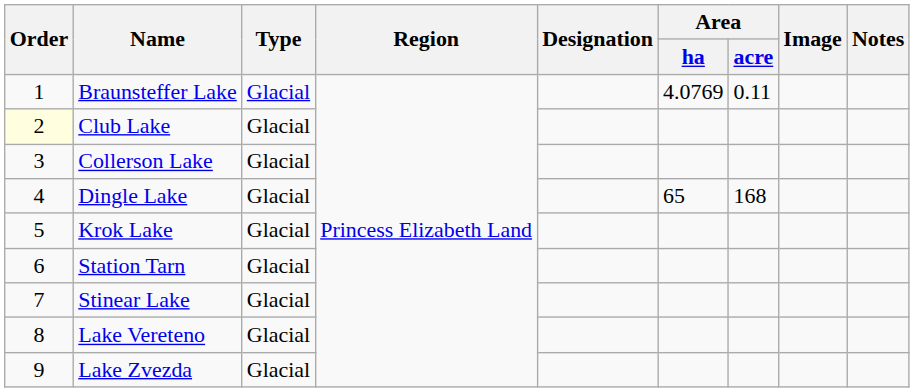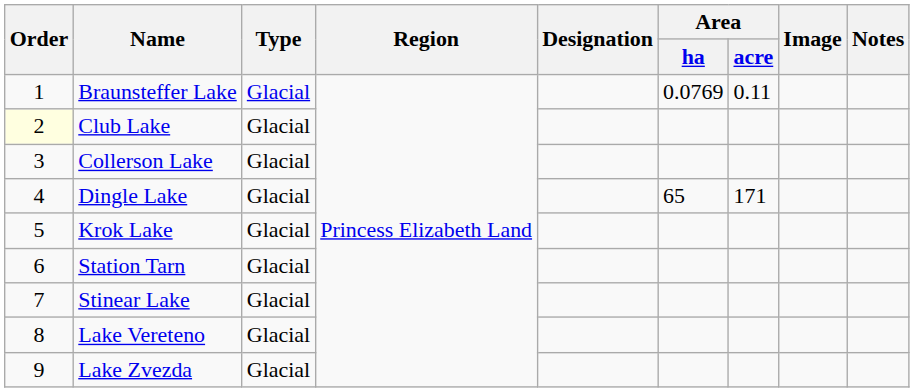(693, 91) 4.0769 -> (693, 91) 0.0769
(750, 195) 168 -> (750, 195) 171
